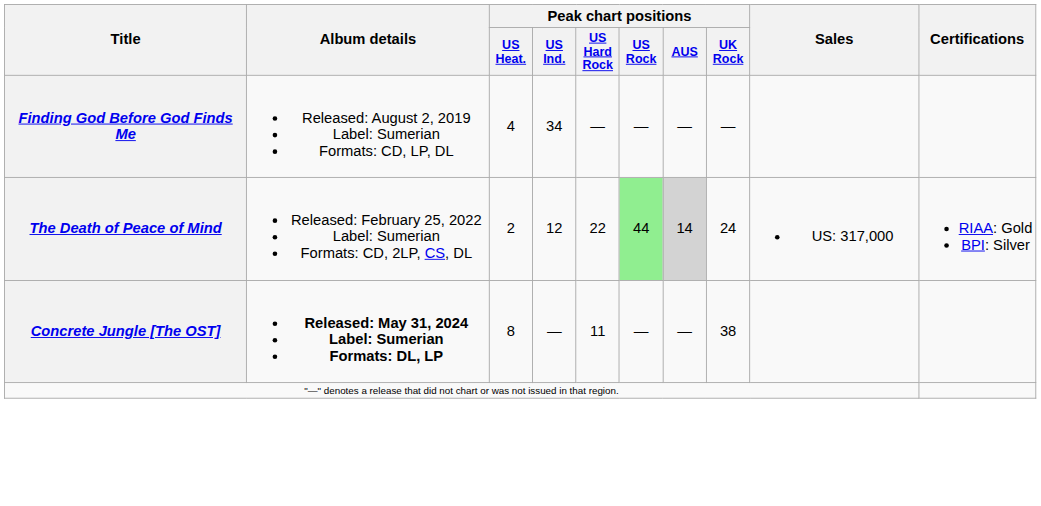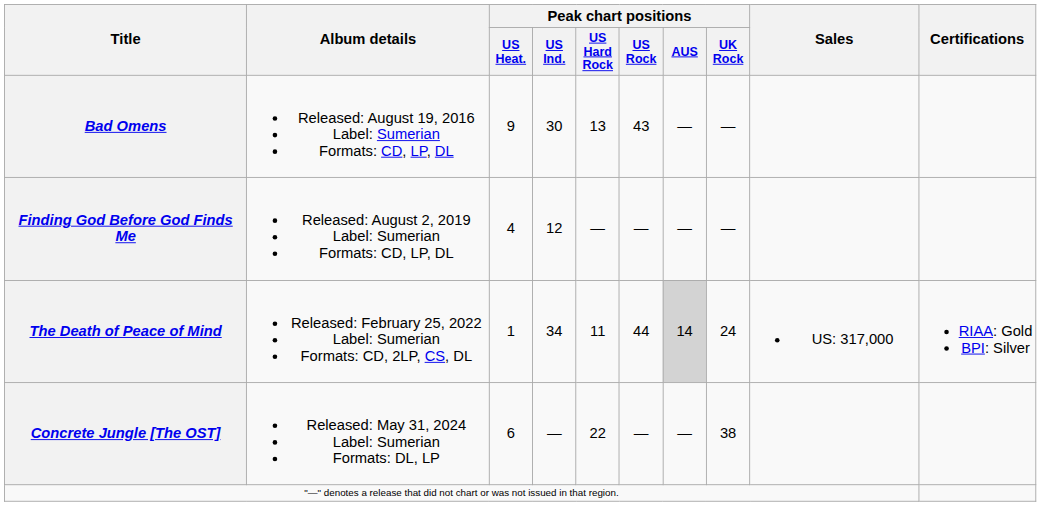+ row: (126, 126)
(554, 126) 34 -> (554, 228) 12
(511, 228) 2 -> (511, 331) 1
(554, 228) 12 -> (554, 331) 34
(598, 228) 22 -> (598, 331) 11
(641, 228) lightgreen background -> (641, 331) no background
(368, 340) bold -> (368, 442) normal
(511, 331) 8 -> (511, 433) 6
(598, 331) 11 -> (598, 433) 22
